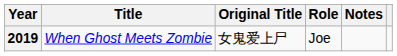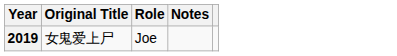- column: (128, 15)
